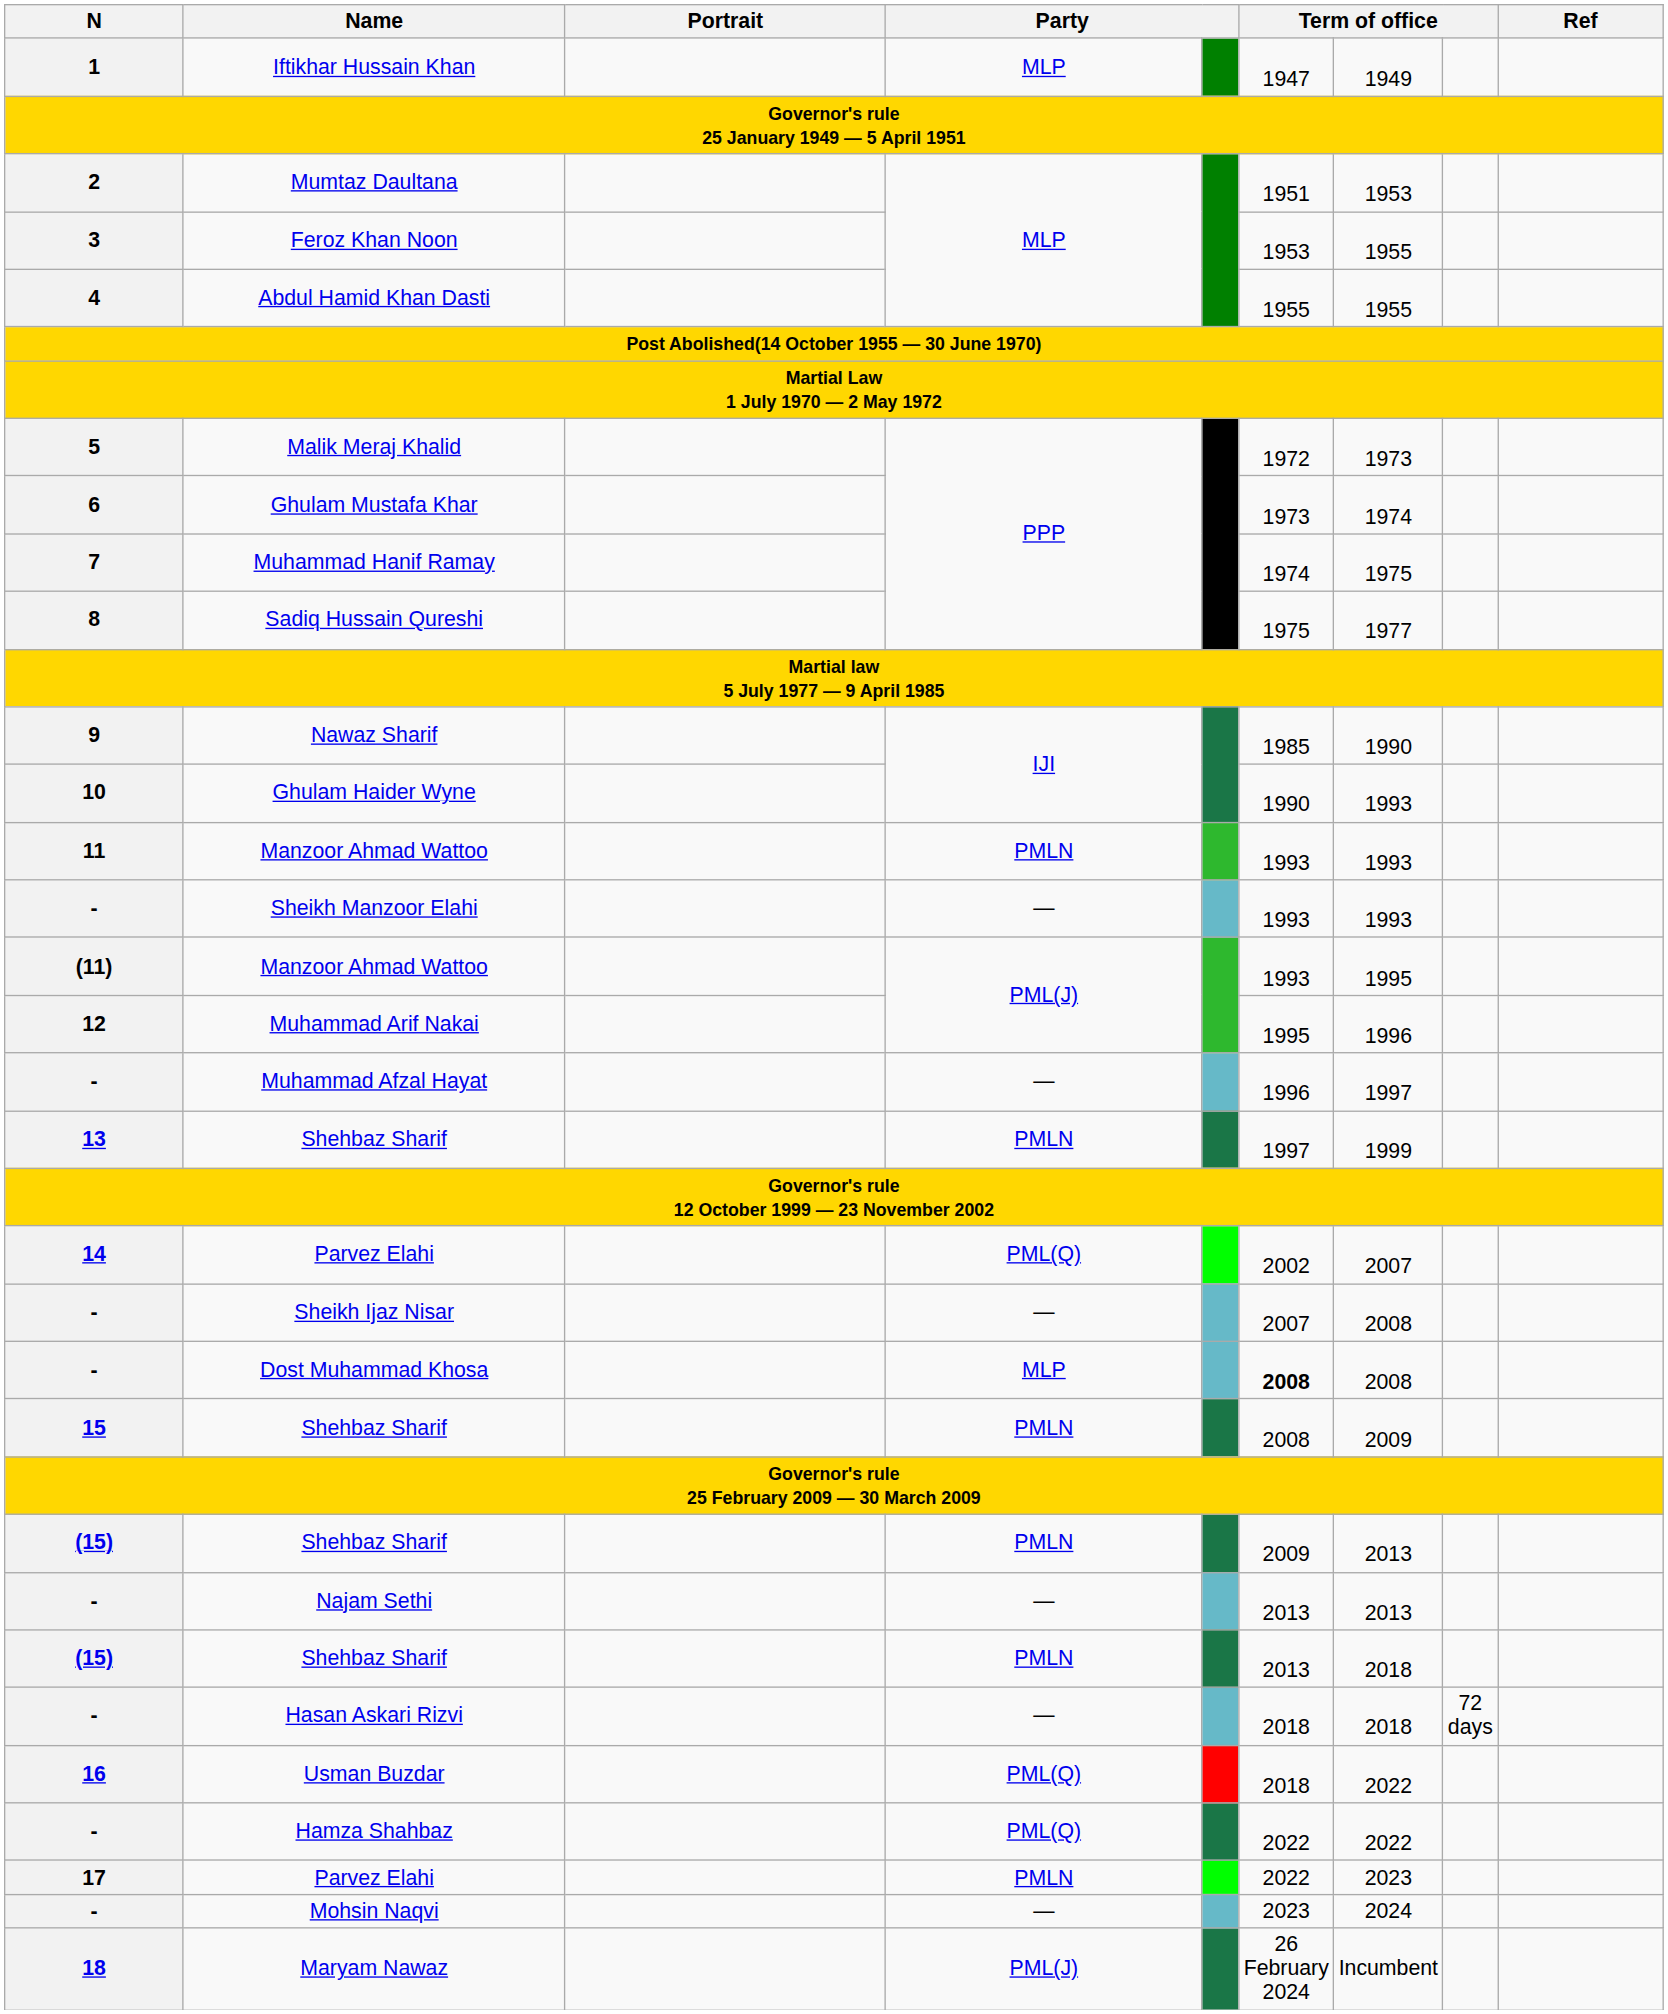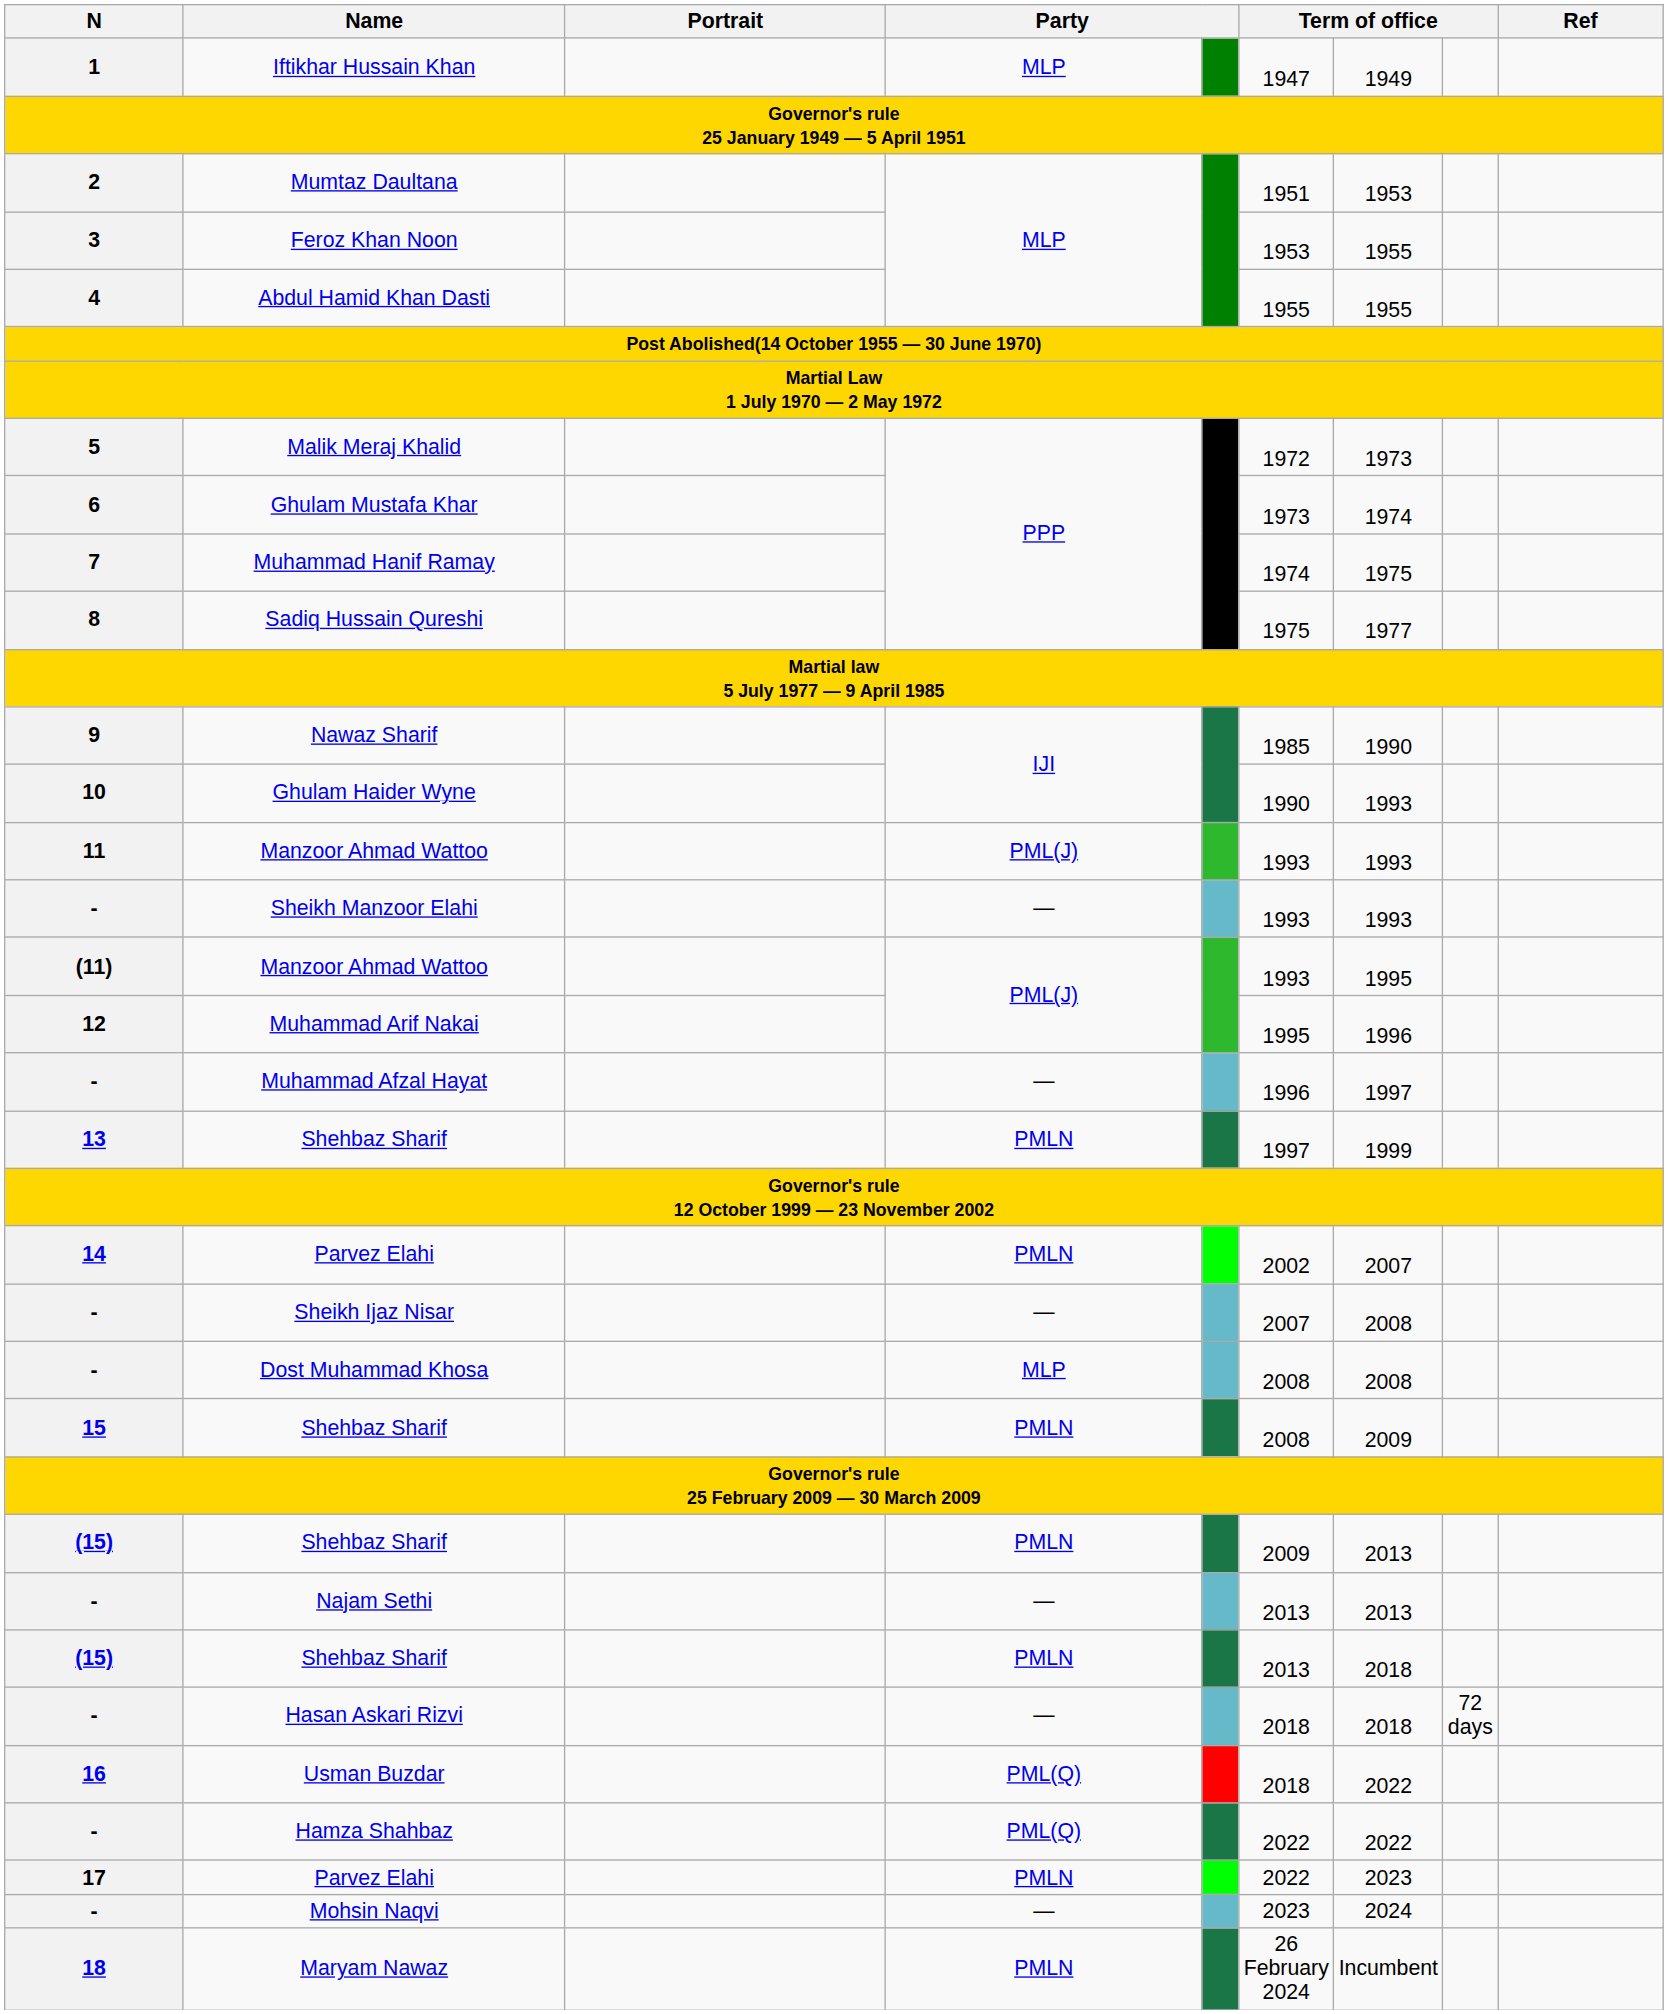(1044, 850) PMLN -> (1044, 850) PML(J)
(1044, 1254) PML(Q) -> (1044, 1254) PMLN
(1286, 1381) bold -> (1286, 1381) normal
(1044, 1968) PML(J) -> (1044, 1968) PMLN
